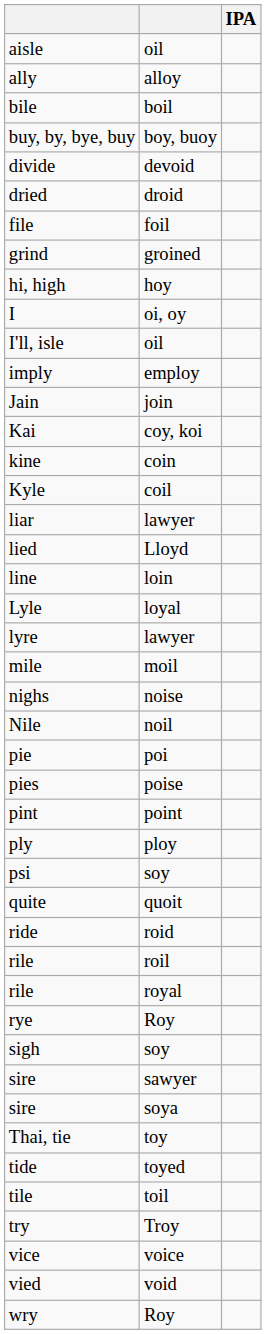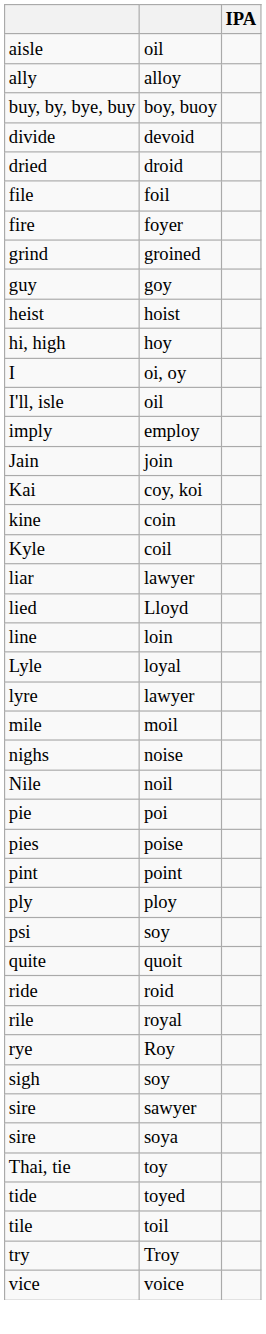- row: (23, 107)
+ row: (22, 225)
+ row: (23, 284)
+ row: (26, 313)
- row: (21, 961)
- row: (25, 1284)
- row: (23, 1314)
